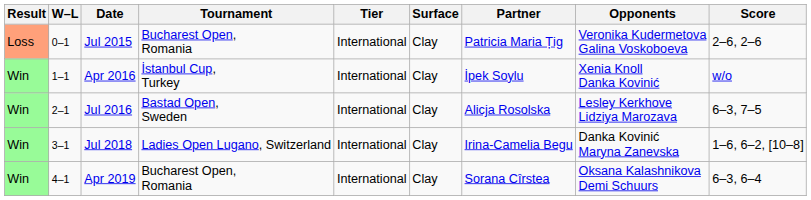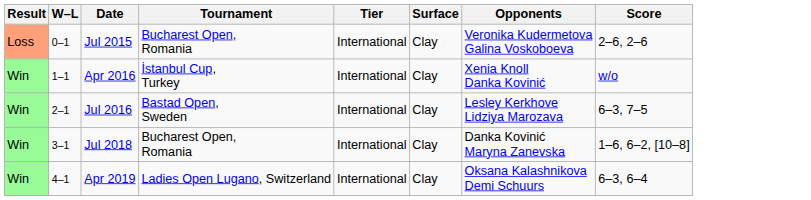- column: (519, 14)
(236, 144) Ladies Open Lugano, Switzerland -> (189, 144) Bucharest Open, Romania
(189, 178) Bucharest Open, Romania -> (236, 178) Ladies Open Lugano, Switzerland
